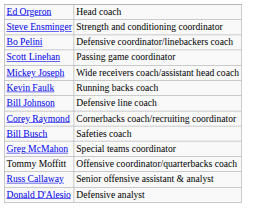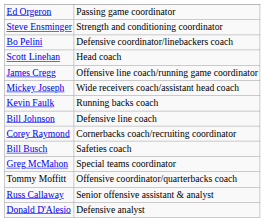(99, 12) Head coach -> (126, 12) Passing game coordinator
(126, 57) Passing game coordinator -> (99, 57) Head coach
+ row: (31, 73)
